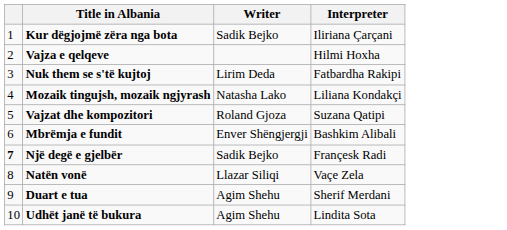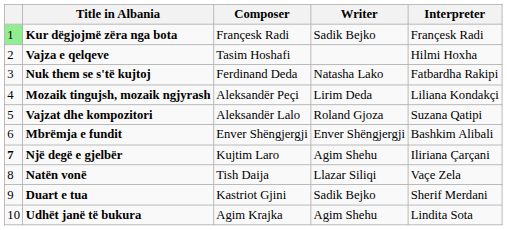+ column: (262, 14)
(10, 34) no background -> (10, 34) lightgreen background
(353, 34) Iliriana Çarçani -> (447, 34) Françesk Radi
(246, 74) Lirim Deda -> (348, 74) Natasha Lako
(251, 94) Natasha Lako -> (343, 94) Lirim Deda
(247, 154) Sadik Bejko -> (345, 154) Agim Shehu
(350, 154) Françesk Radi -> (450, 154) Iliriana Çarçani
(248, 194) Agim Shehu -> (345, 194) Sadik Bejko
